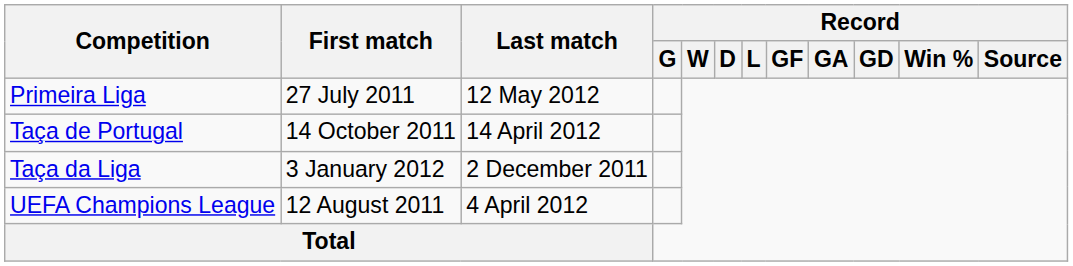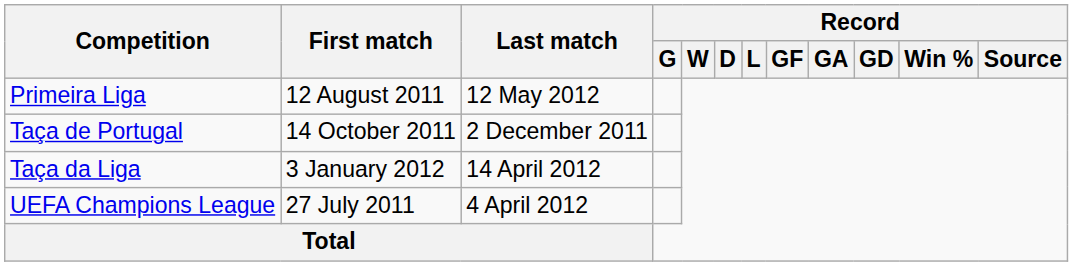(350, 95) 27 July 2011 -> (365, 95) 12 August 2011
(534, 132) 14 April 2012 -> (557, 132) 2 December 2011
(557, 168) 2 December 2011 -> (534, 168) 14 April 2012
(365, 205) 12 August 2011 -> (350, 205) 27 July 2011
